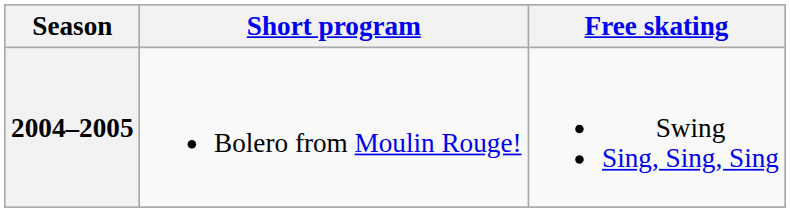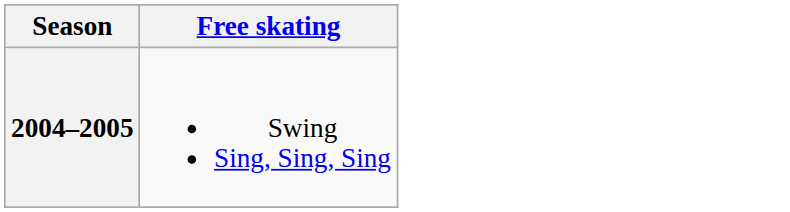- column: (334, 26)
